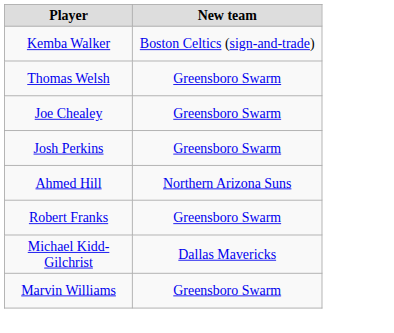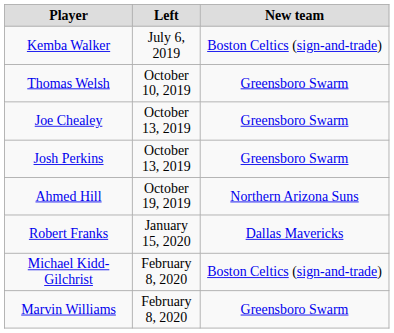+ column: (166, 15)
(227, 217) Greensboro Swarm -> (295, 234) Dallas Mavericks
(227, 254) Dallas Mavericks -> (295, 271) Boston Celtics (sign-and-trade)
